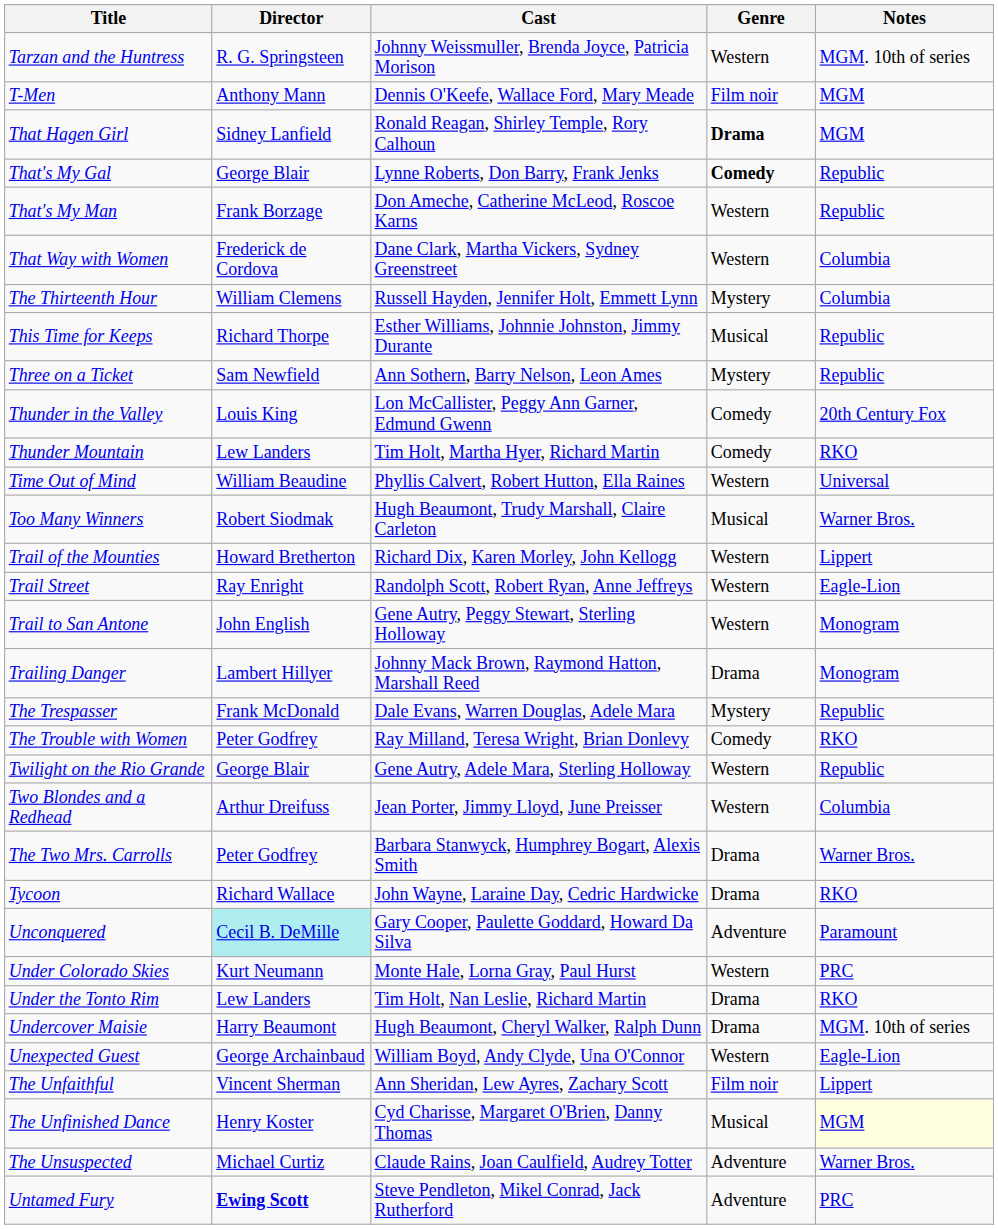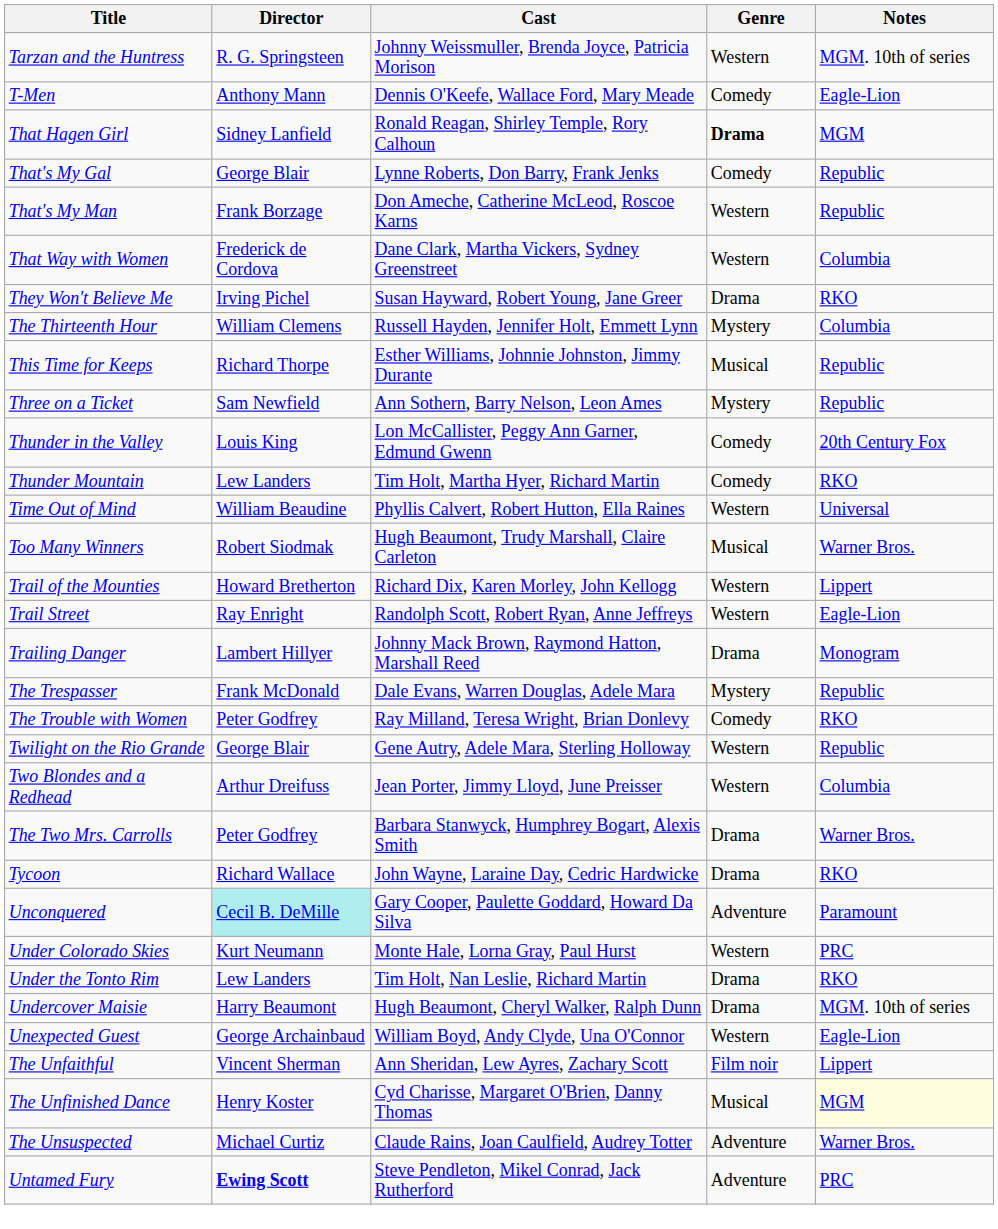(744, 95) Film noir -> (741, 95) Comedy
(842, 95) MGM -> (860, 95) Eagle-Lion
(743, 172) bold -> (741, 172) normal
+ row: (91, 298)
- row: (78, 624)
